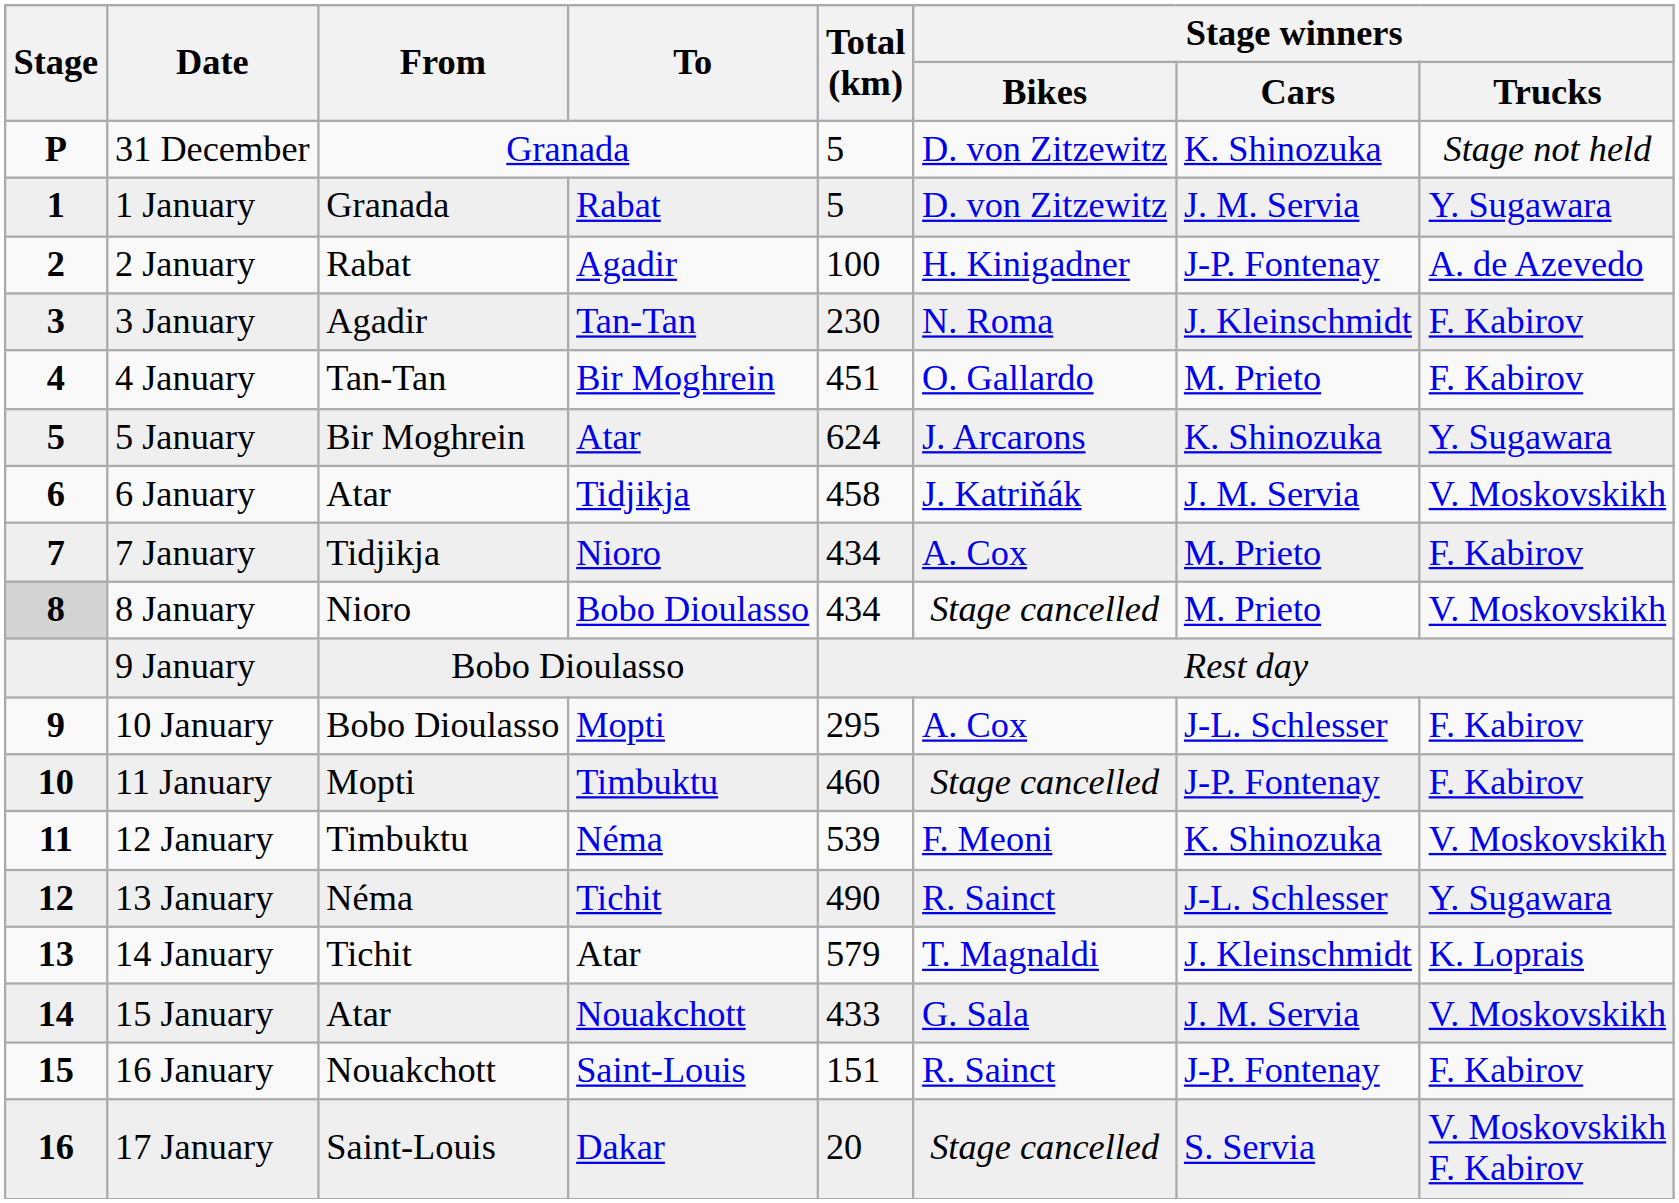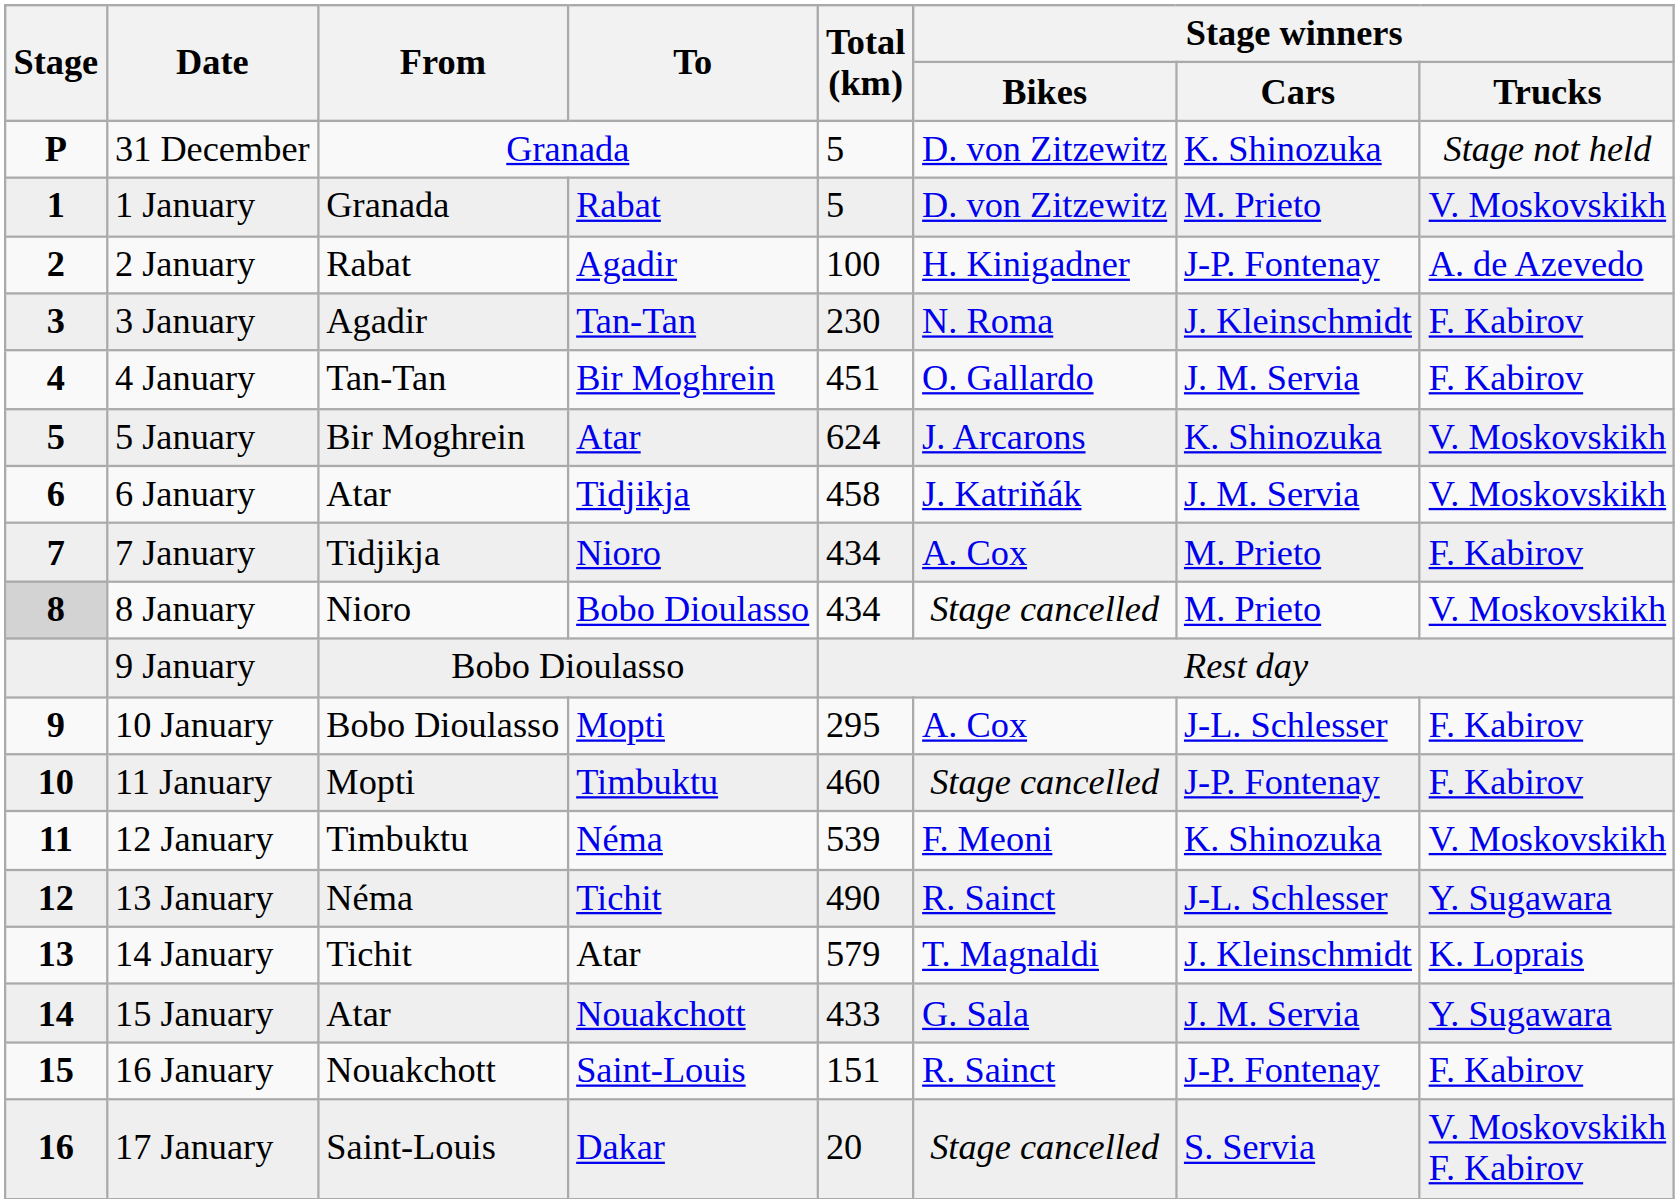(1272, 206) J. M. Servia -> (1253, 206) M. Prieto
(1520, 206) Y. Sugawara -> (1547, 206) V. Moskovskikh
(1253, 378) M. Prieto -> (1272, 378) J. M. Servia
(1520, 436) Y. Sugawara -> (1547, 436) V. Moskovskikh
(1547, 1012) V. Moskovskikh -> (1520, 1012) Y. Sugawara
